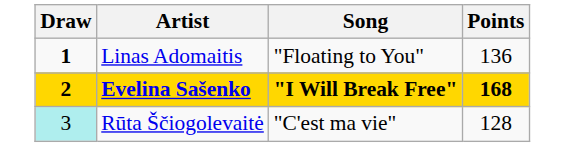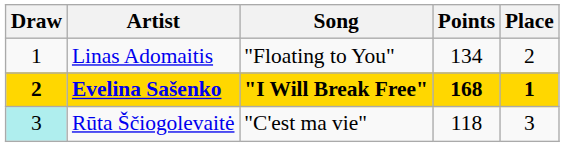+ column: (529, 21)
(66, 55) bold -> (36, 55) normal
(496, 55) 136 -> (466, 55) 134
(496, 123) 128 -> (466, 123) 118
